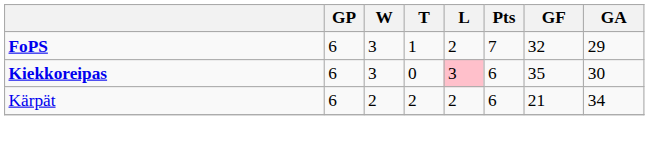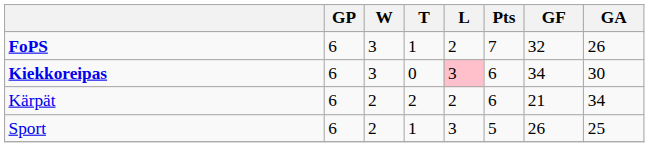(596, 45) 29 -> (596, 45) 26
(536, 73) 35 -> (536, 73) 34
+ row: (27, 127)
